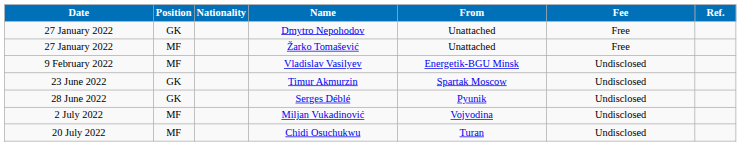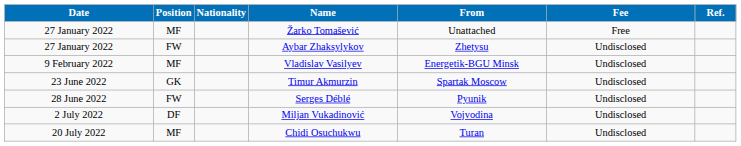- row: (323, 30)
+ row: (323, 47)
(174, 98) GK -> (174, 98) FW
(174, 116) MF -> (174, 116) DF
